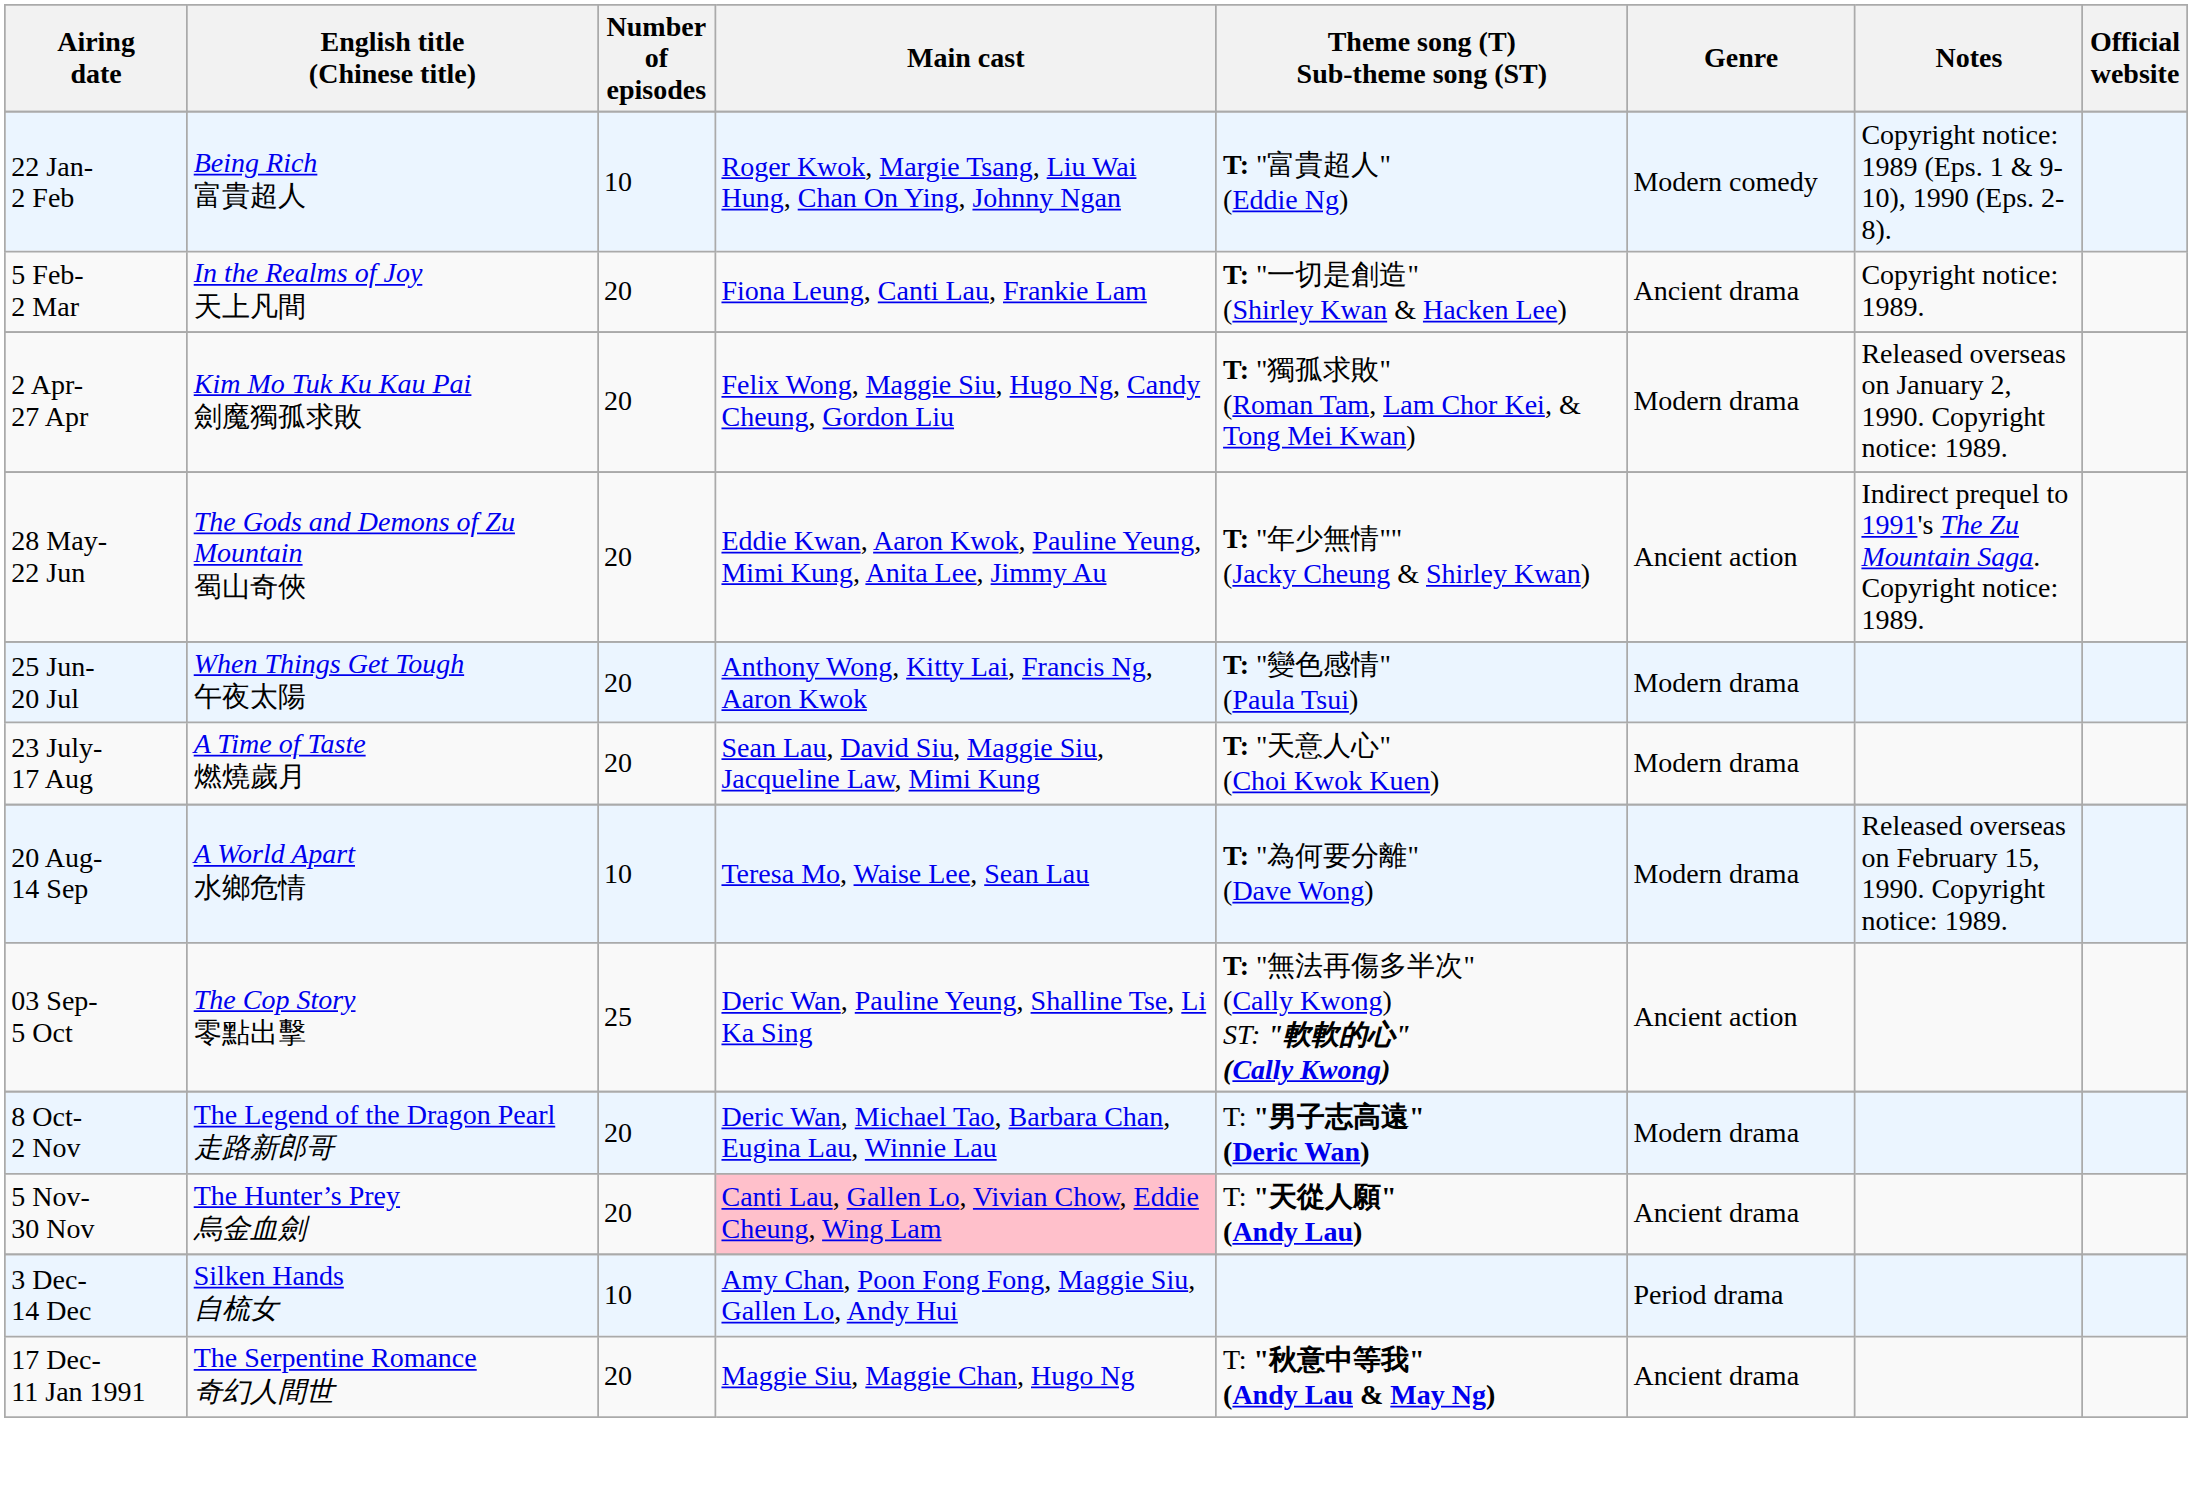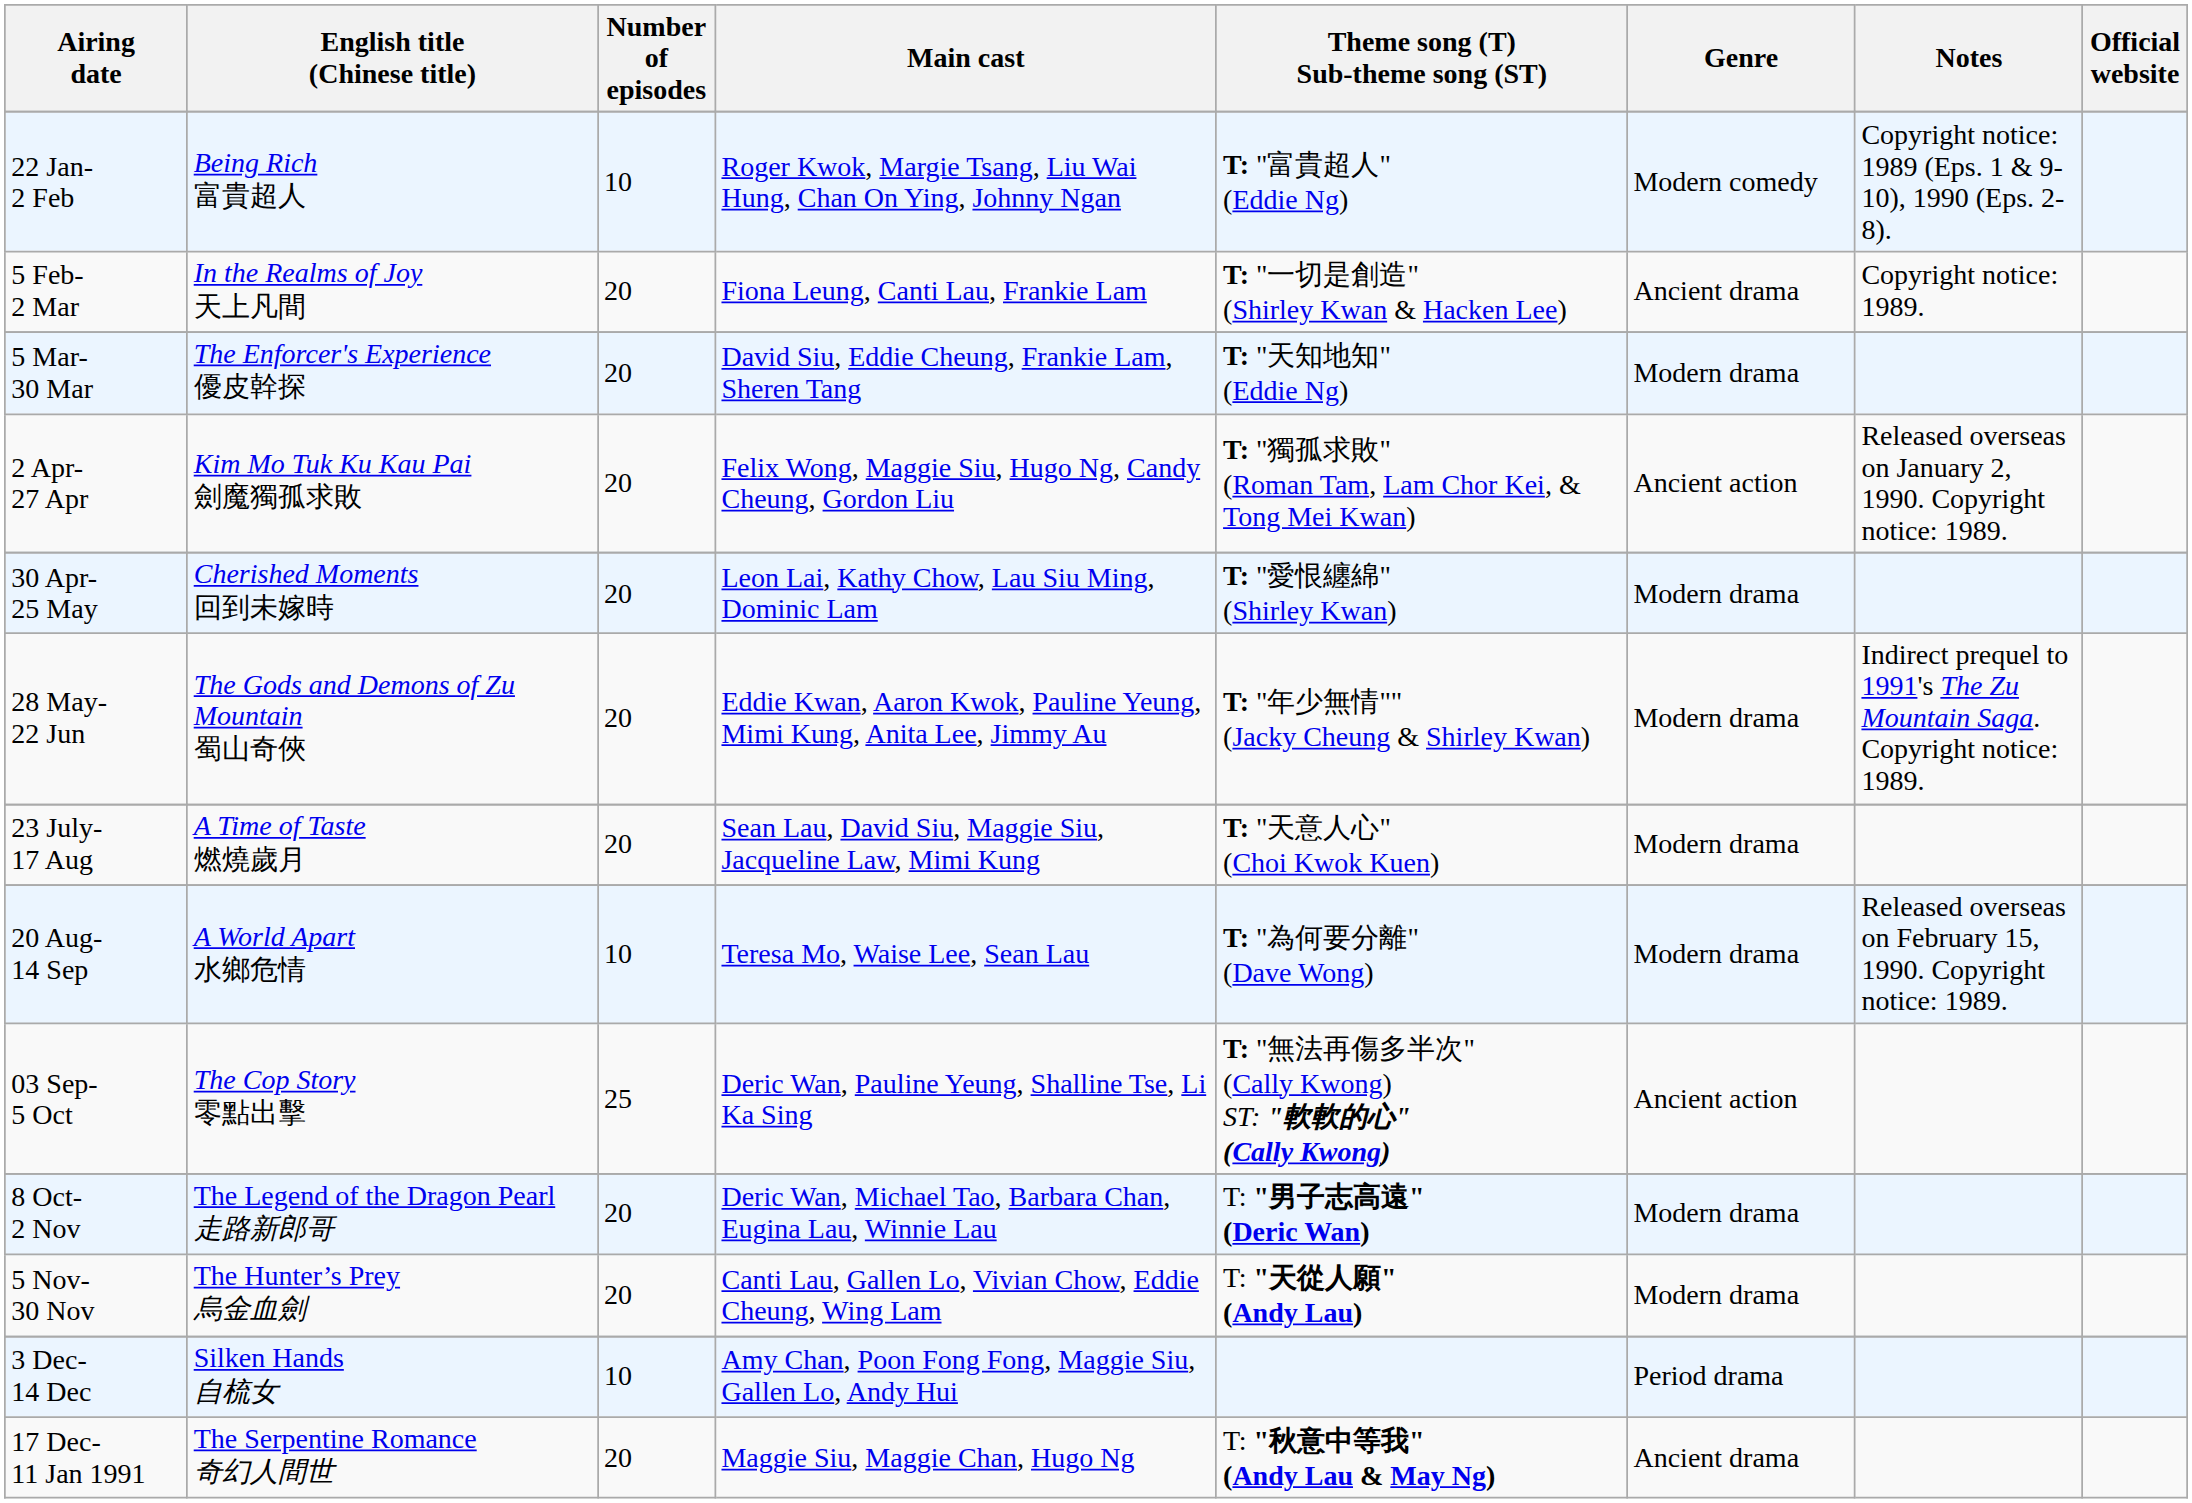+ row: (52, 372)
(1716, 401) Modern drama -> (1716, 482) Ancient action
+ row: (54, 592)
(1716, 556) Ancient action -> (1716, 718) Modern drama
- row: (53, 681)
(960, 1213) pink background -> (960, 1294) no background
(1716, 1213) Ancient drama -> (1716, 1294) Modern drama
